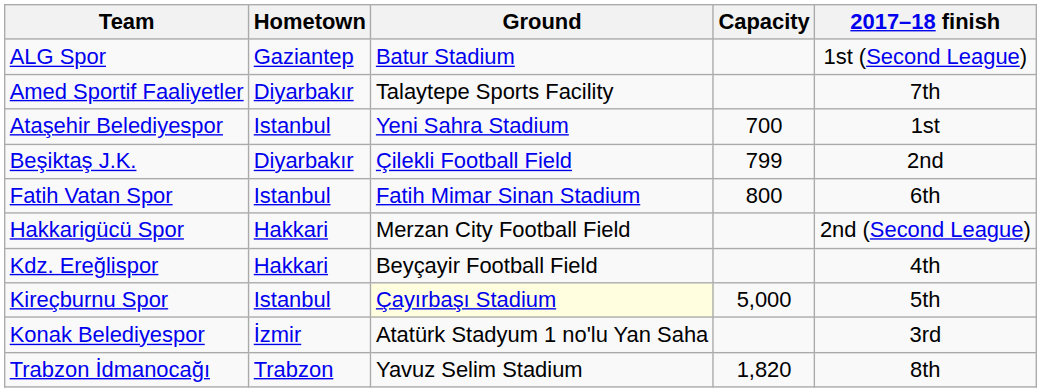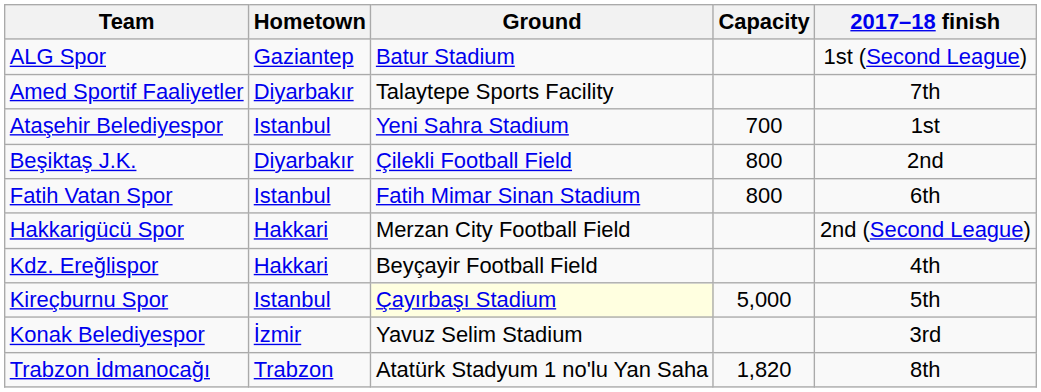(764, 160) 799 -> (764, 160) 800
(542, 334) Atatürk Stadyum 1 no'lu Yan Saha -> (479, 334) Yavuz Selim Stadium
(479, 369) Yavuz Selim Stadium -> (542, 369) Atatürk Stadyum 1 no'lu Yan Saha
